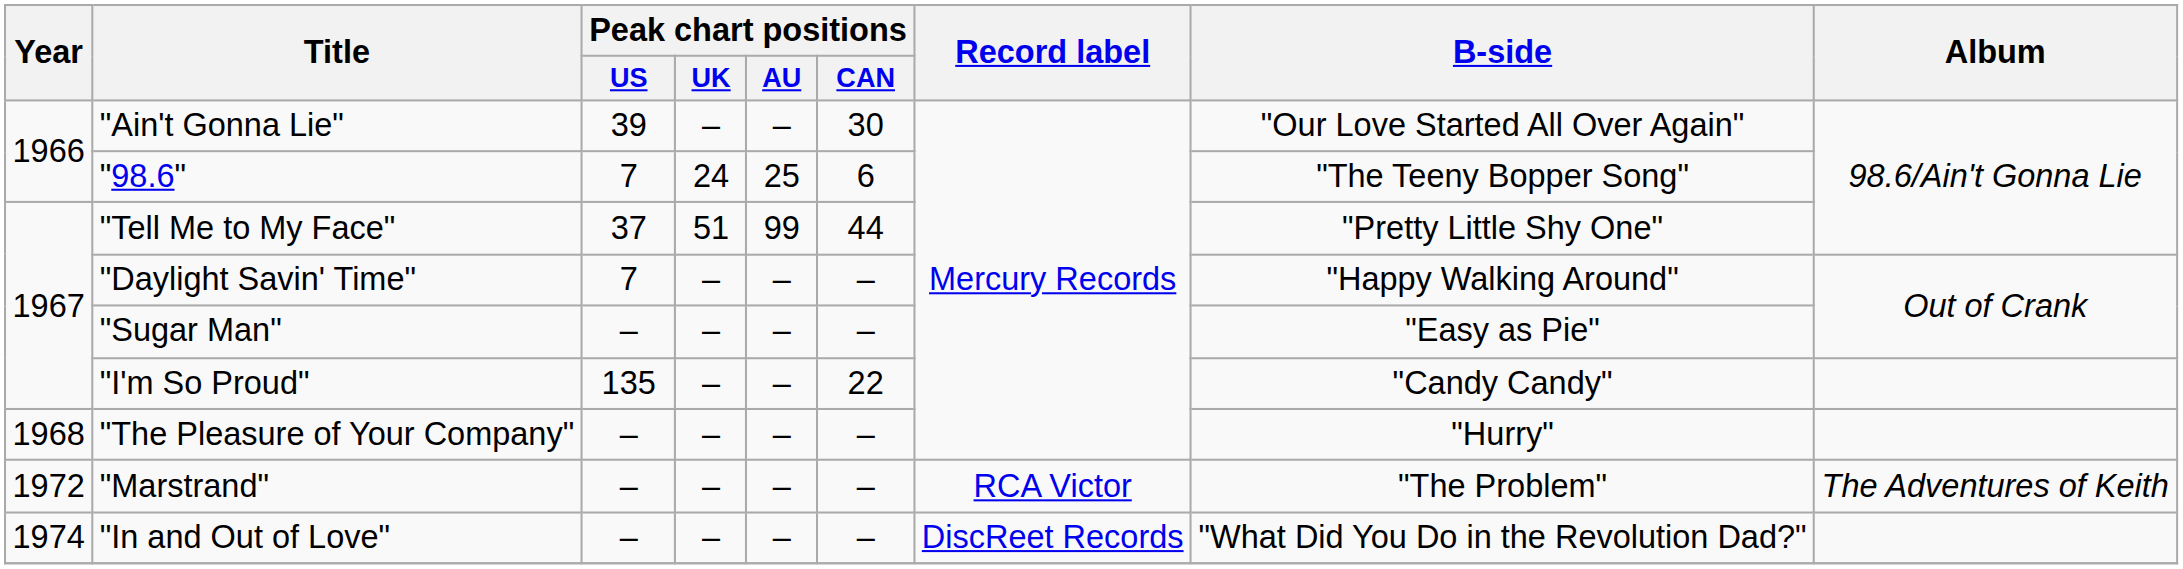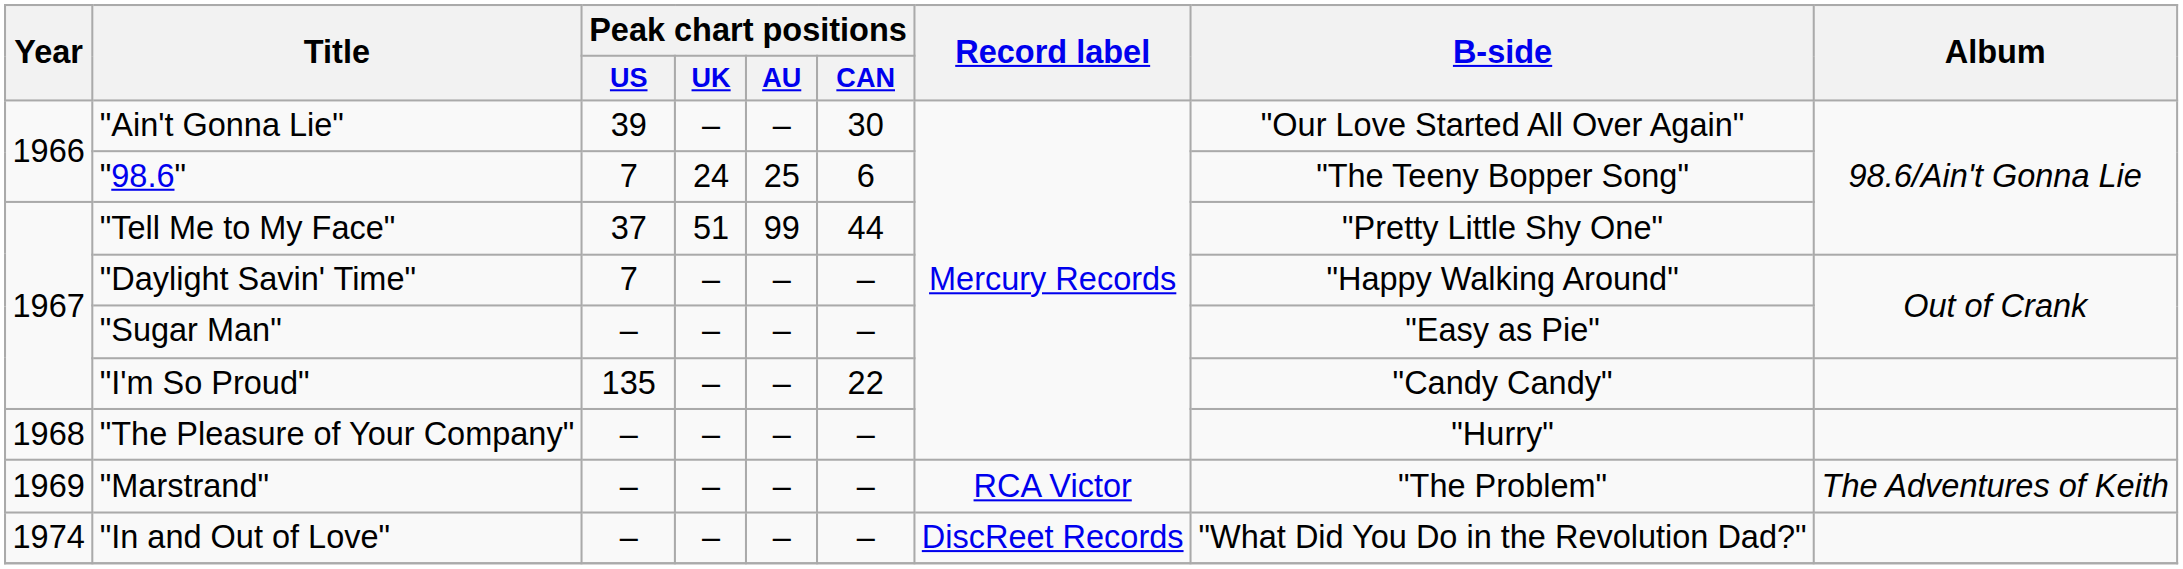(49, 485) 1972 -> (49, 485) 1969
